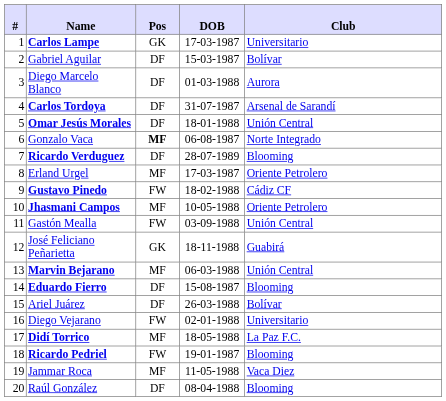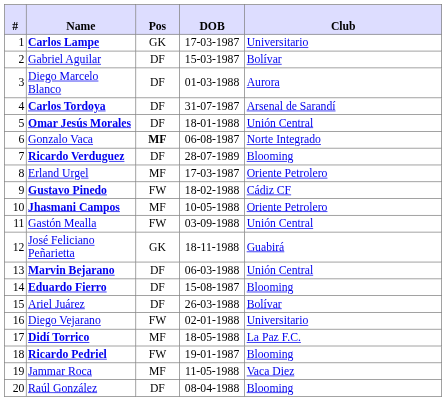(157, 270) MF -> (157, 270) DF
